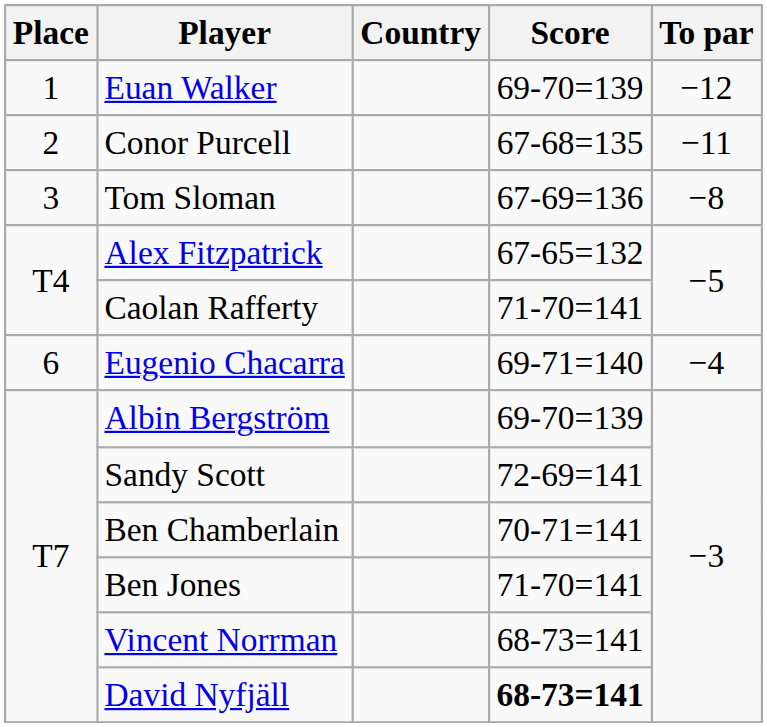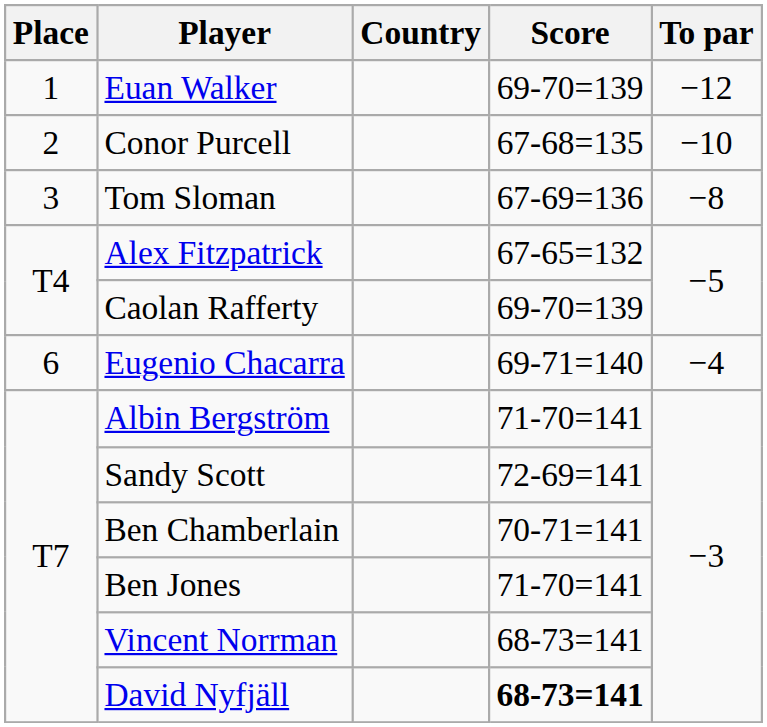(706, 142) −11 -> (706, 142) −10
(570, 307) 71-70=141 -> (570, 307) 69-70=139
(570, 418) 69-70=139 -> (570, 418) 71-70=141
